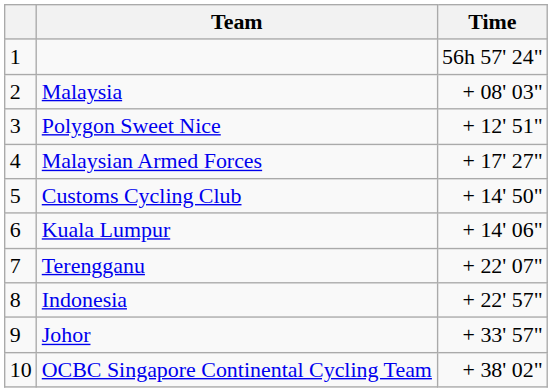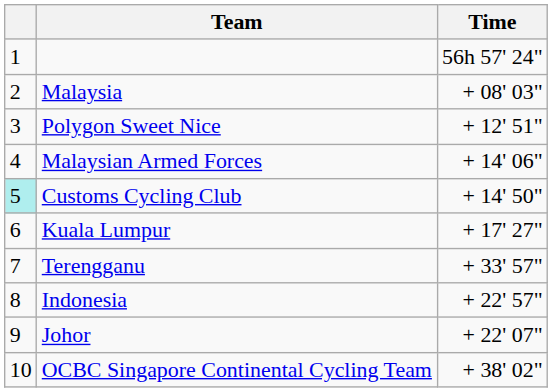(503, 160) + 17' 27" -> (503, 160) + 14' 06"
(15, 195) no background -> (15, 195) paleturquoise background
(503, 230) + 14' 06" -> (503, 230) + 17' 27"
(503, 265) + 22' 07" -> (503, 265) + 33' 57"
(503, 334) + 33' 57" -> (503, 334) + 22' 07"
